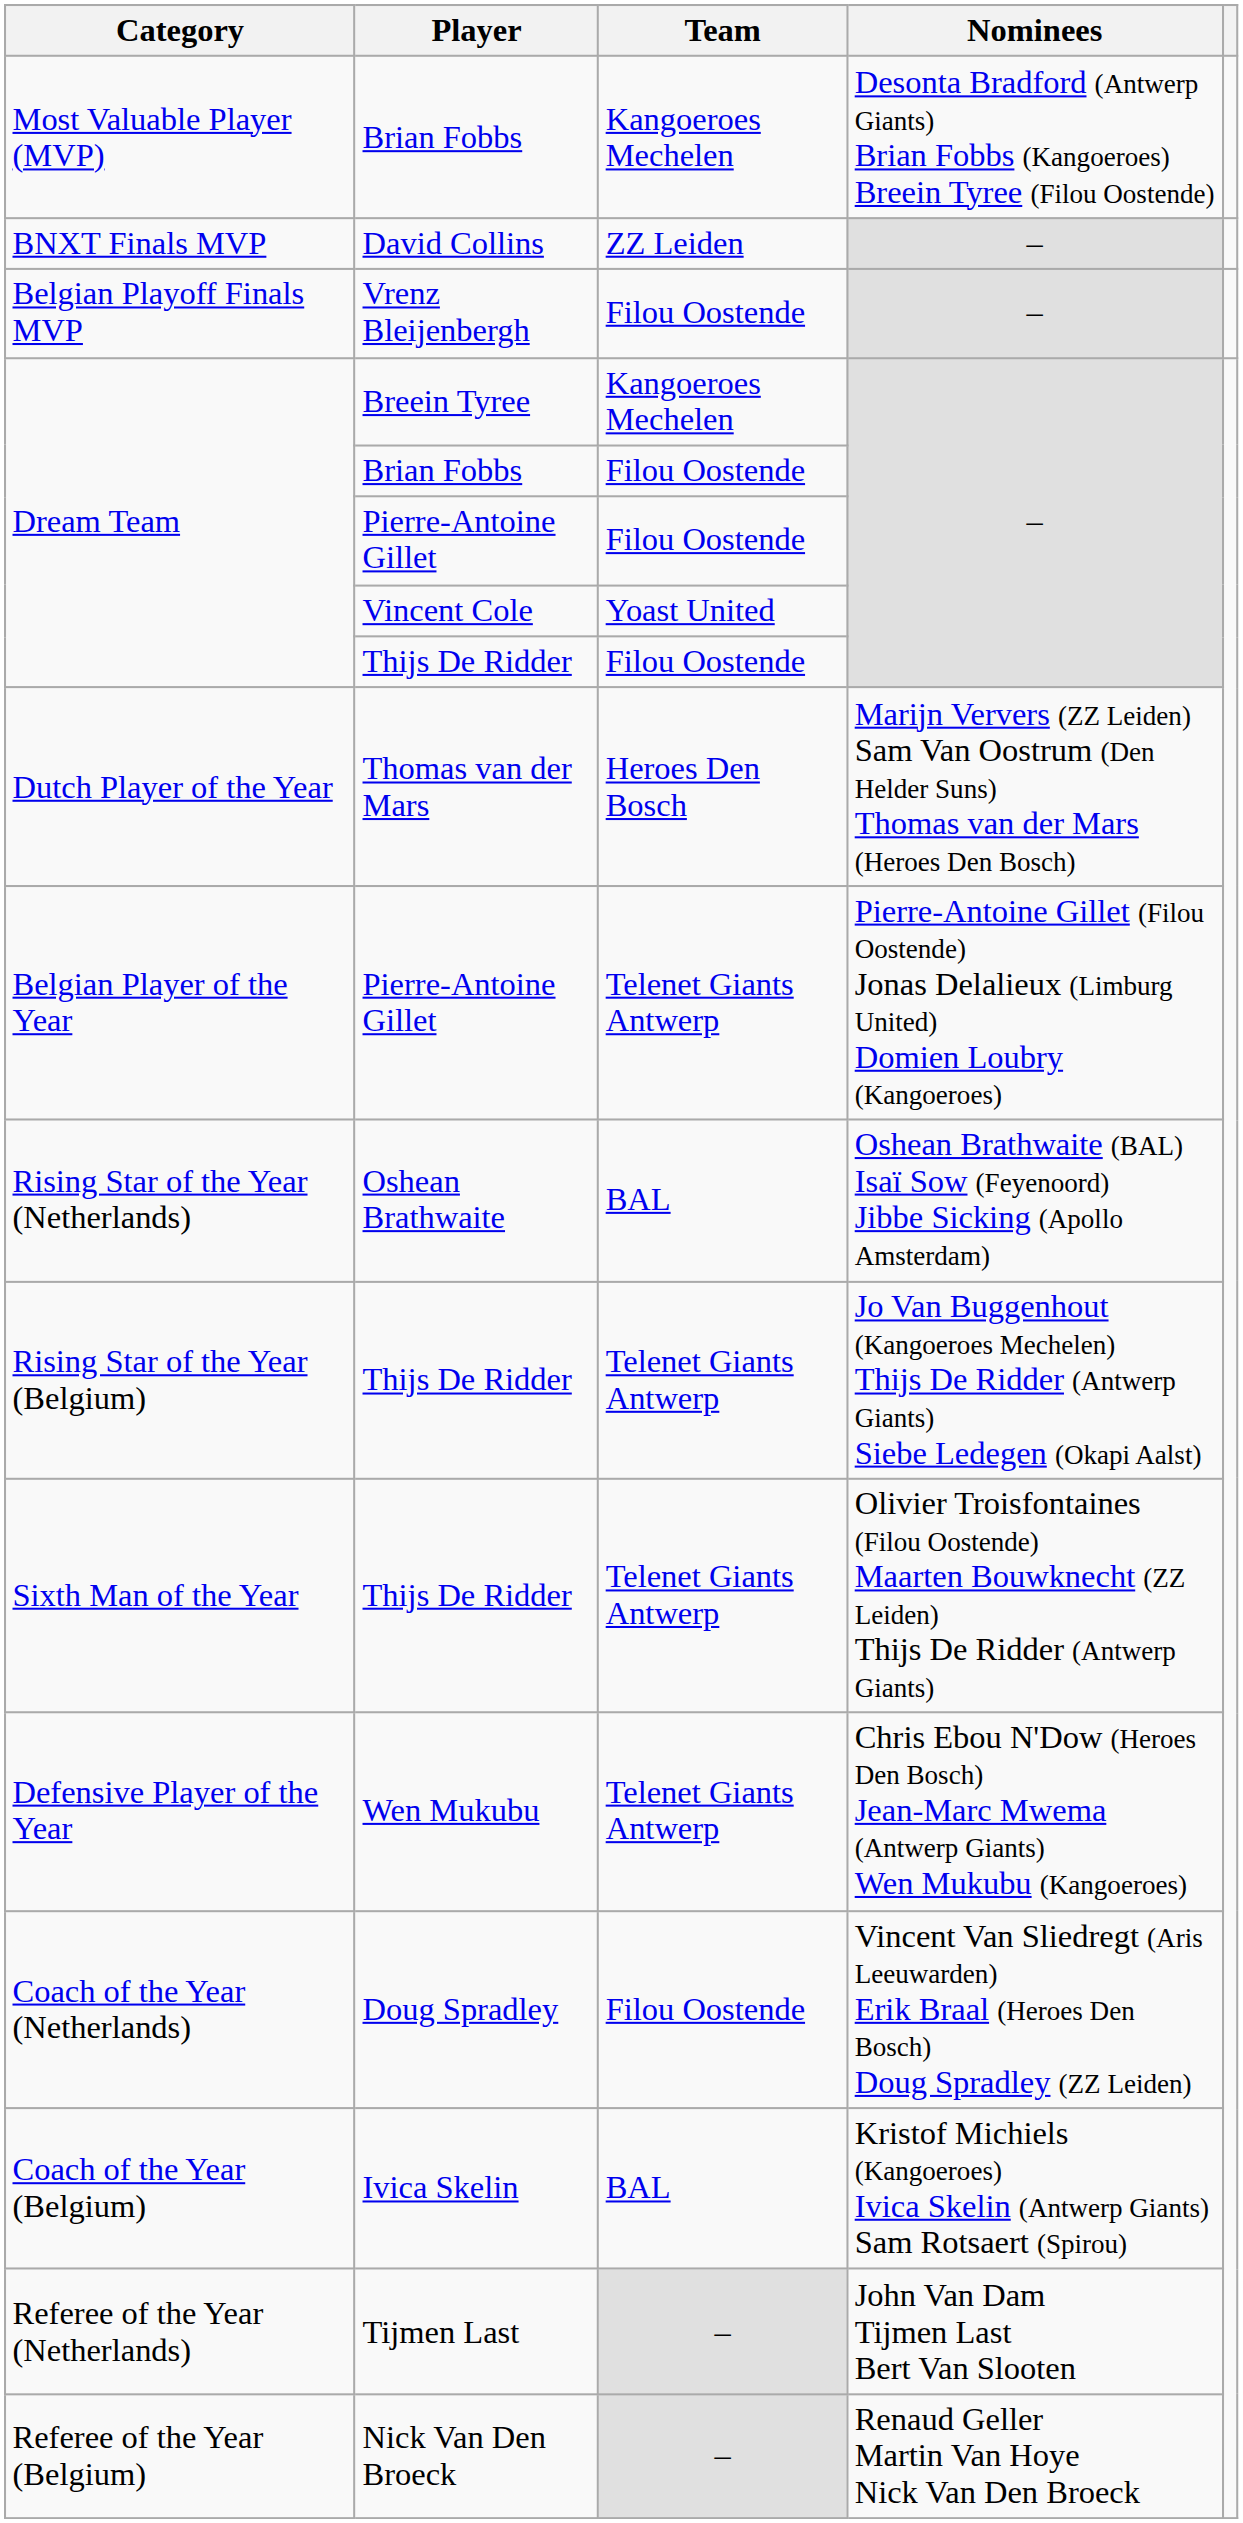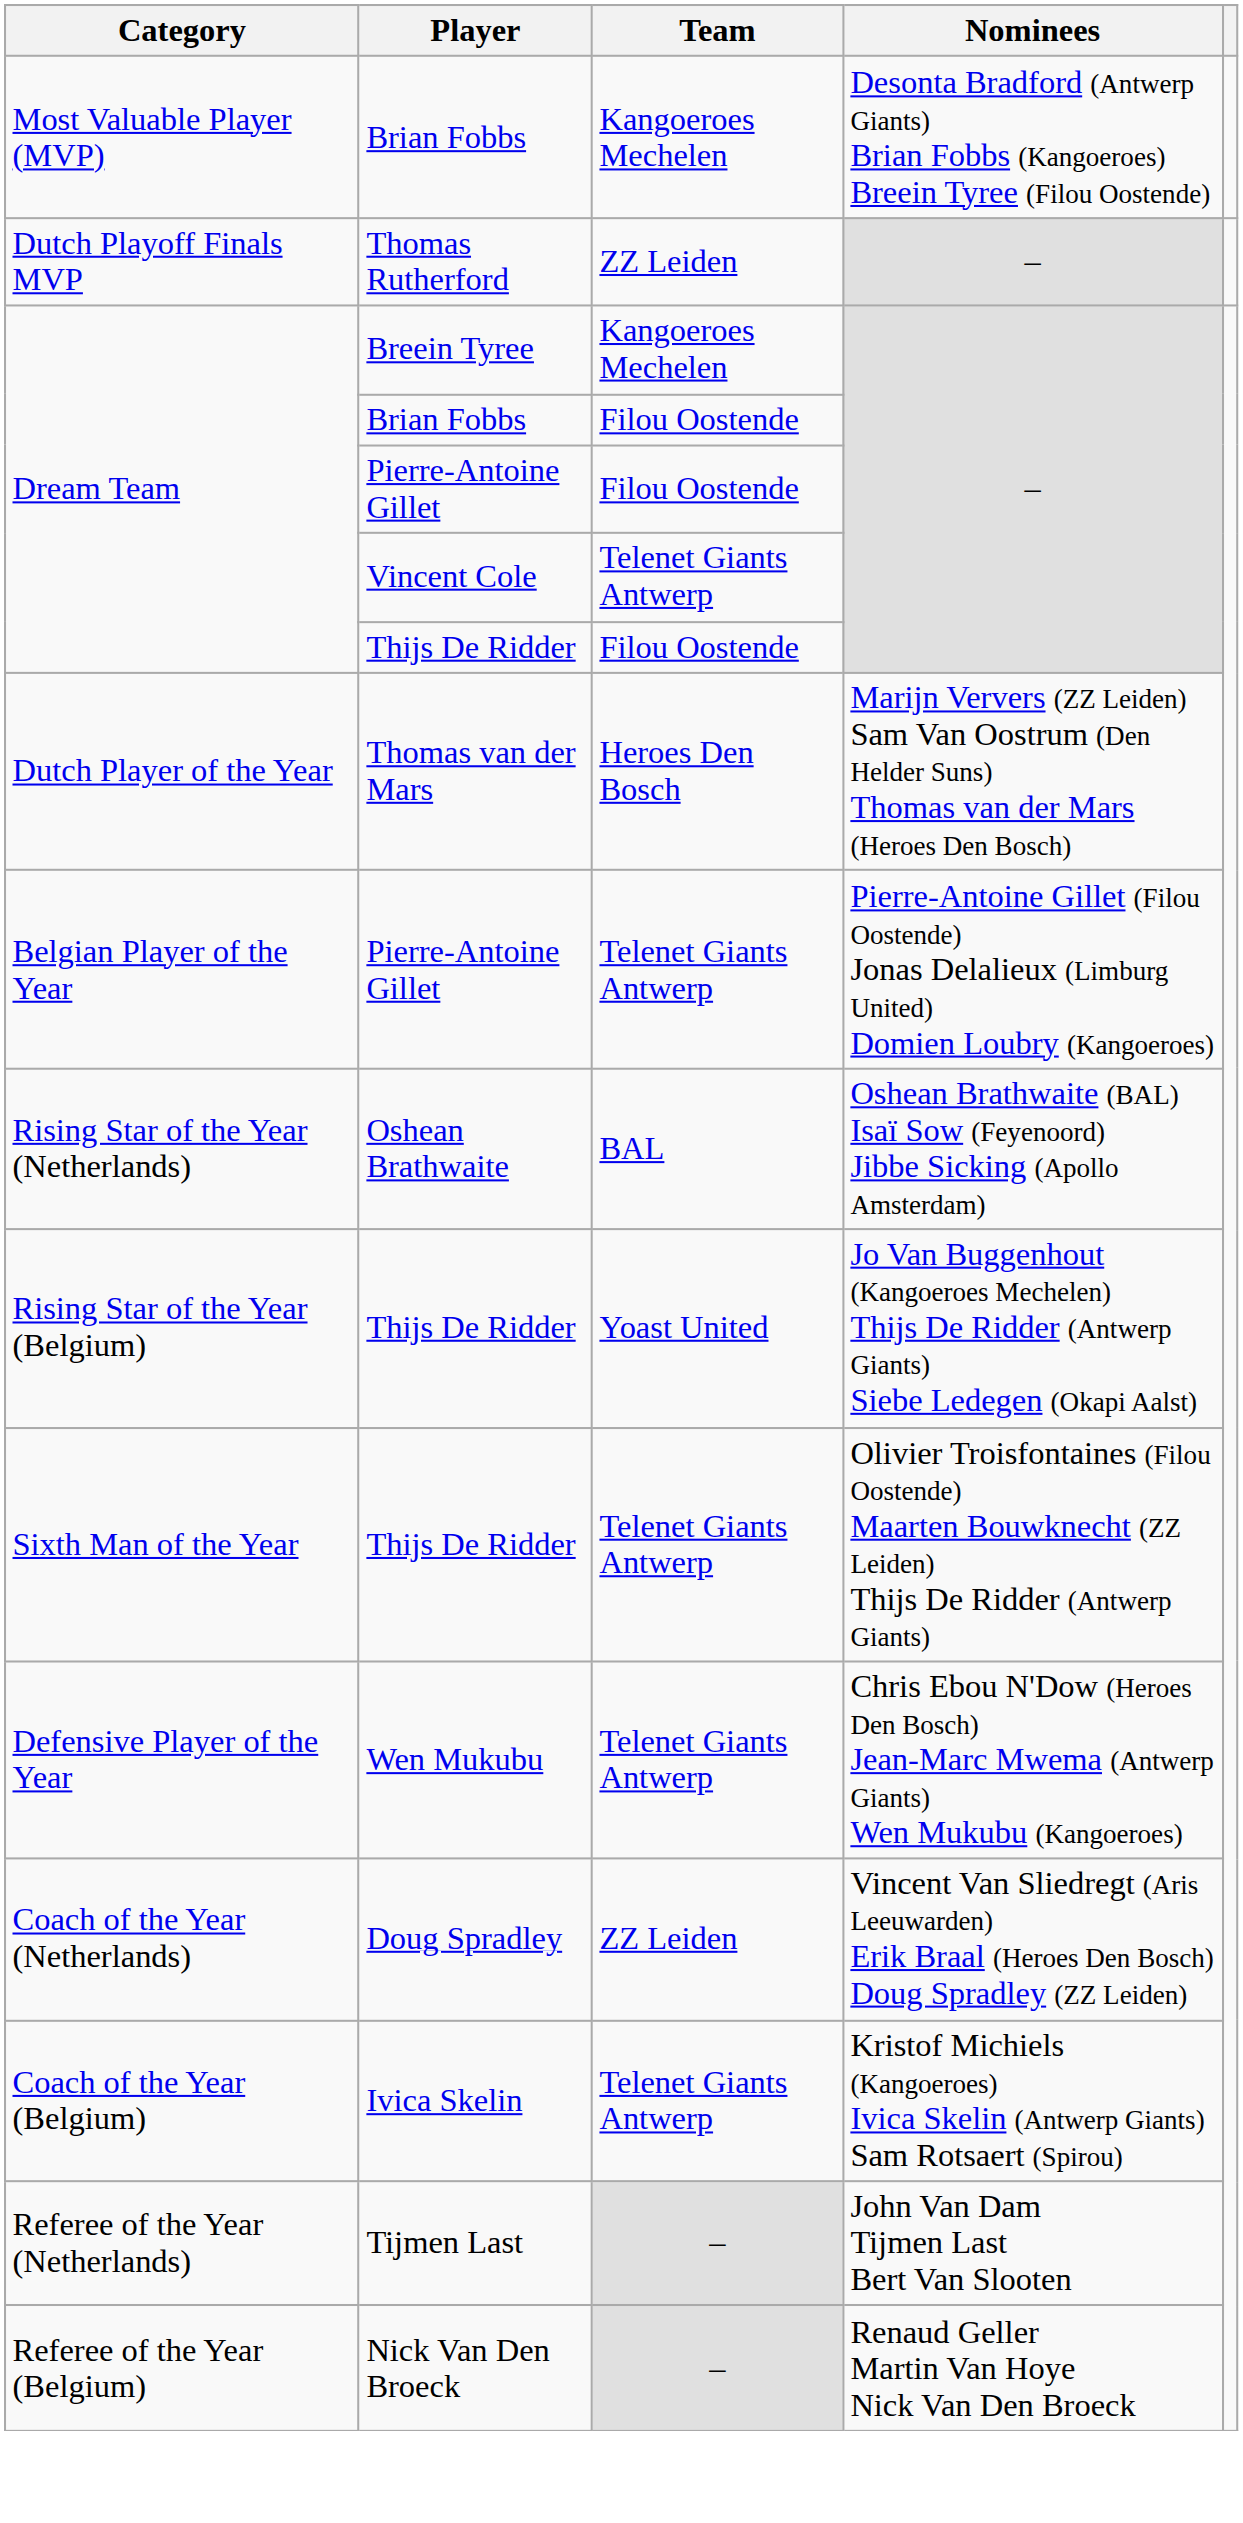- row: (139, 242)
- row: (158, 312)
+ row: (148, 261)
(690, 610) Yoast United -> (693, 576) Telenet Giants Antwerp
(700, 1379) Telenet Giants Antwerp -> (684, 1327) Yoast United
(705, 2008) Filou Oostende -> (668, 1938) ZZ Leiden
(638, 2188) BAL -> (693, 2100) Telenet Giants Antwerp
